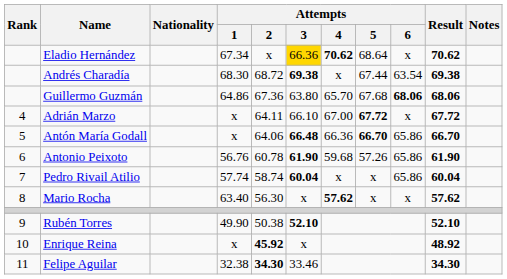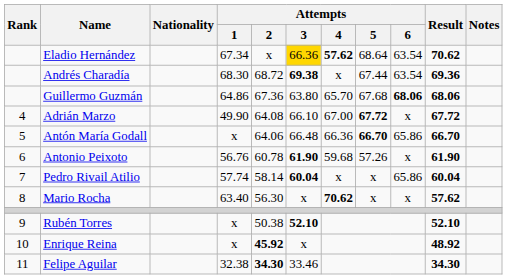(338, 55) 70.62 -> (338, 55) 57.62
(408, 55) x -> (408, 55) 63.54
(446, 75) 69.38 -> (446, 75) 69.36
(234, 116) x -> (234, 116) 49.90
(269, 116) 64.11 -> (269, 116) 64.08
(304, 136) bold -> (304, 136) normal
(408, 156) 65.86 -> (408, 156) x
(269, 177) 58.74 -> (269, 177) 58.14
(338, 197) 57.62 -> (338, 197) 70.62
(234, 223) 49.90 -> (234, 223) x
